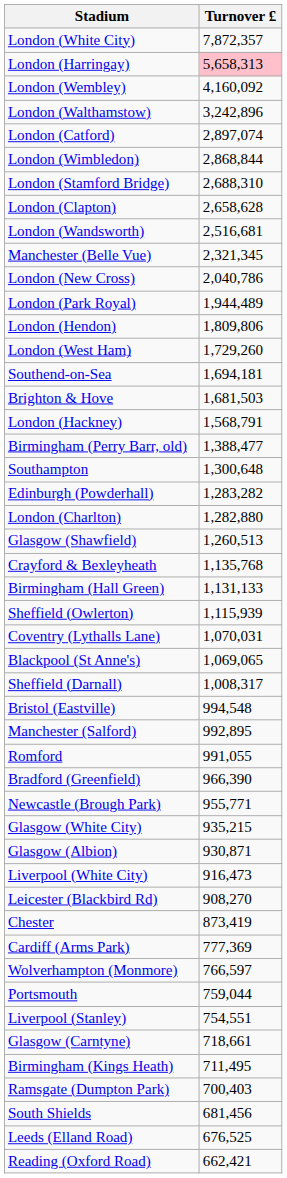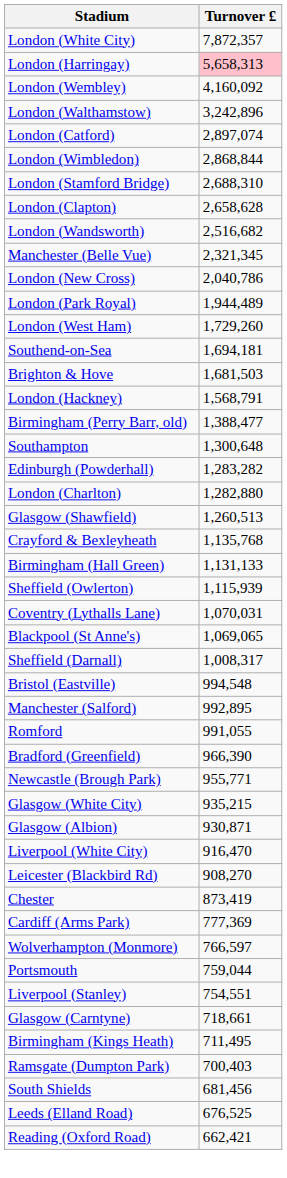(233, 231) 2,516,681 -> (233, 231) 2,516,682
- row: (62, 326)
(227, 875) 916,473 -> (227, 851) 916,470
